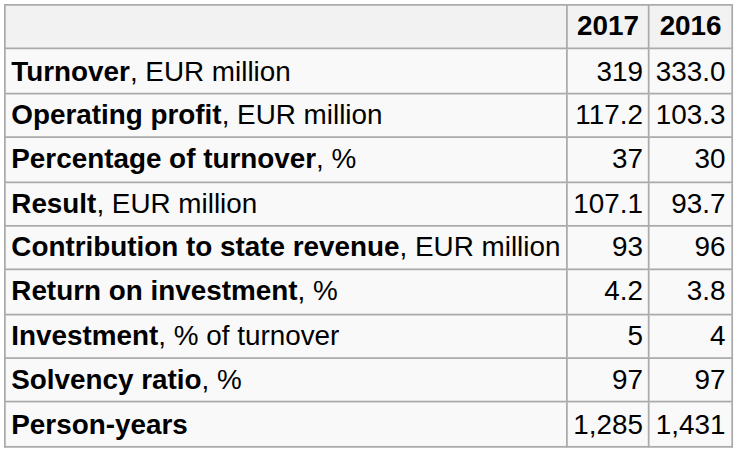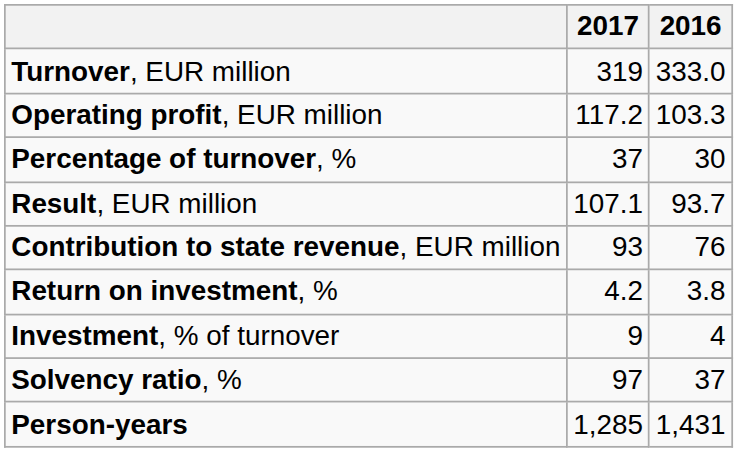(710, 247) 96 -> (710, 247) 76
(635, 335) 5 -> (635, 335) 9
(710, 379) 97 -> (710, 379) 37
